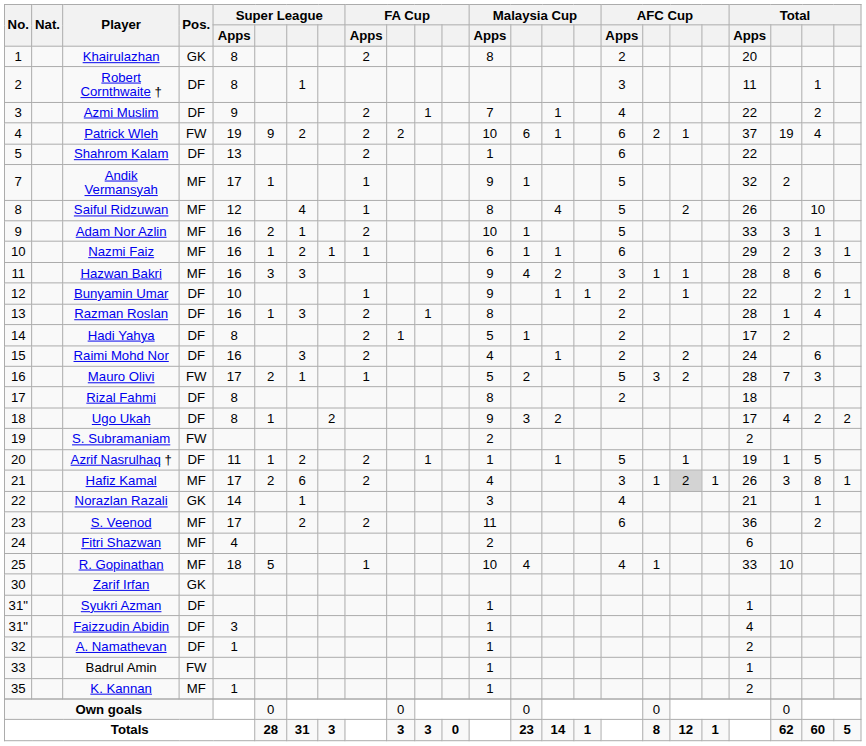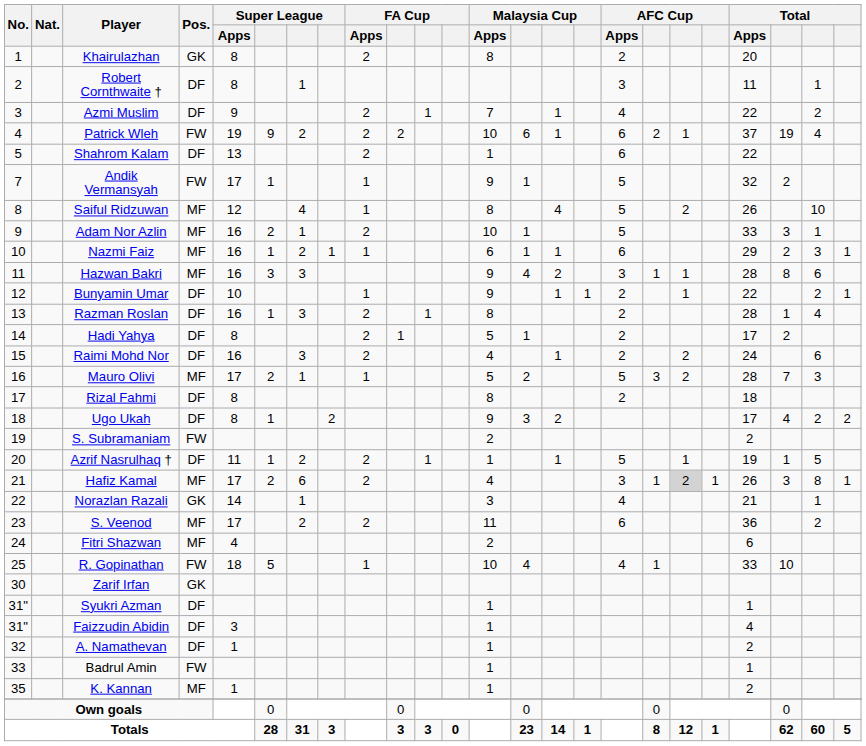(196, 182) MF -> (196, 182) FW
(196, 376) FW -> (196, 376) MF
(196, 563) MF -> (196, 563) FW
